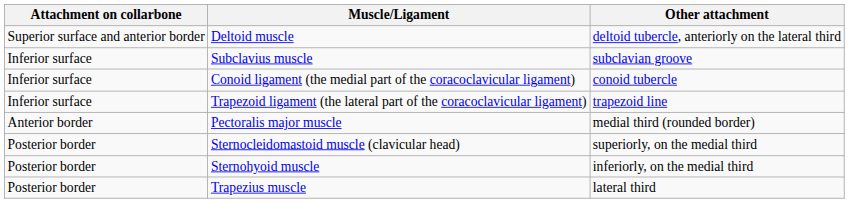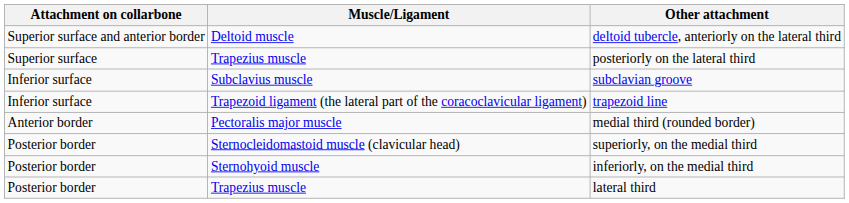+ row: (674, 58)
- row: (635, 79)
